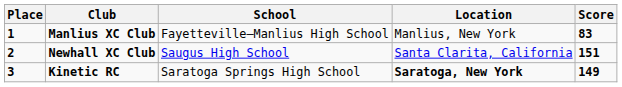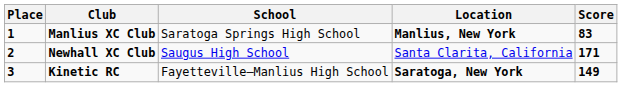(275, 33) Fayetteville–Manlius High School -> (261, 33) Saratoga Springs High School
(455, 33) normal -> (455, 33) bold
(589, 53) 151 -> (589, 53) 171
(261, 72) Saratoga Springs High School -> (275, 72) Fayetteville–Manlius High School
